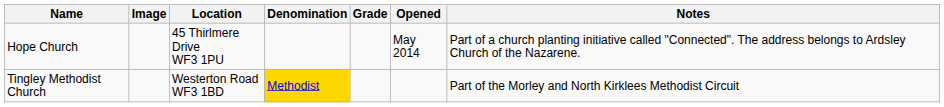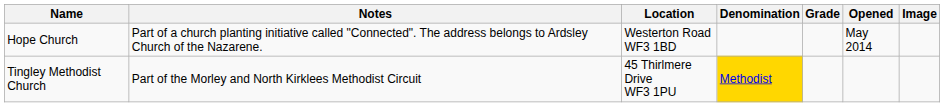columns swapped: (149, 14) <-> (693, 14)
(206, 46) 45 Thirlmere Drive WF3 1PU -> (668, 39) Westerton Road WF3 1BD
(215, 85) Westerton Road WF3 1BD -> (658, 79) 45 Thirlmere Drive WF3 1PU
